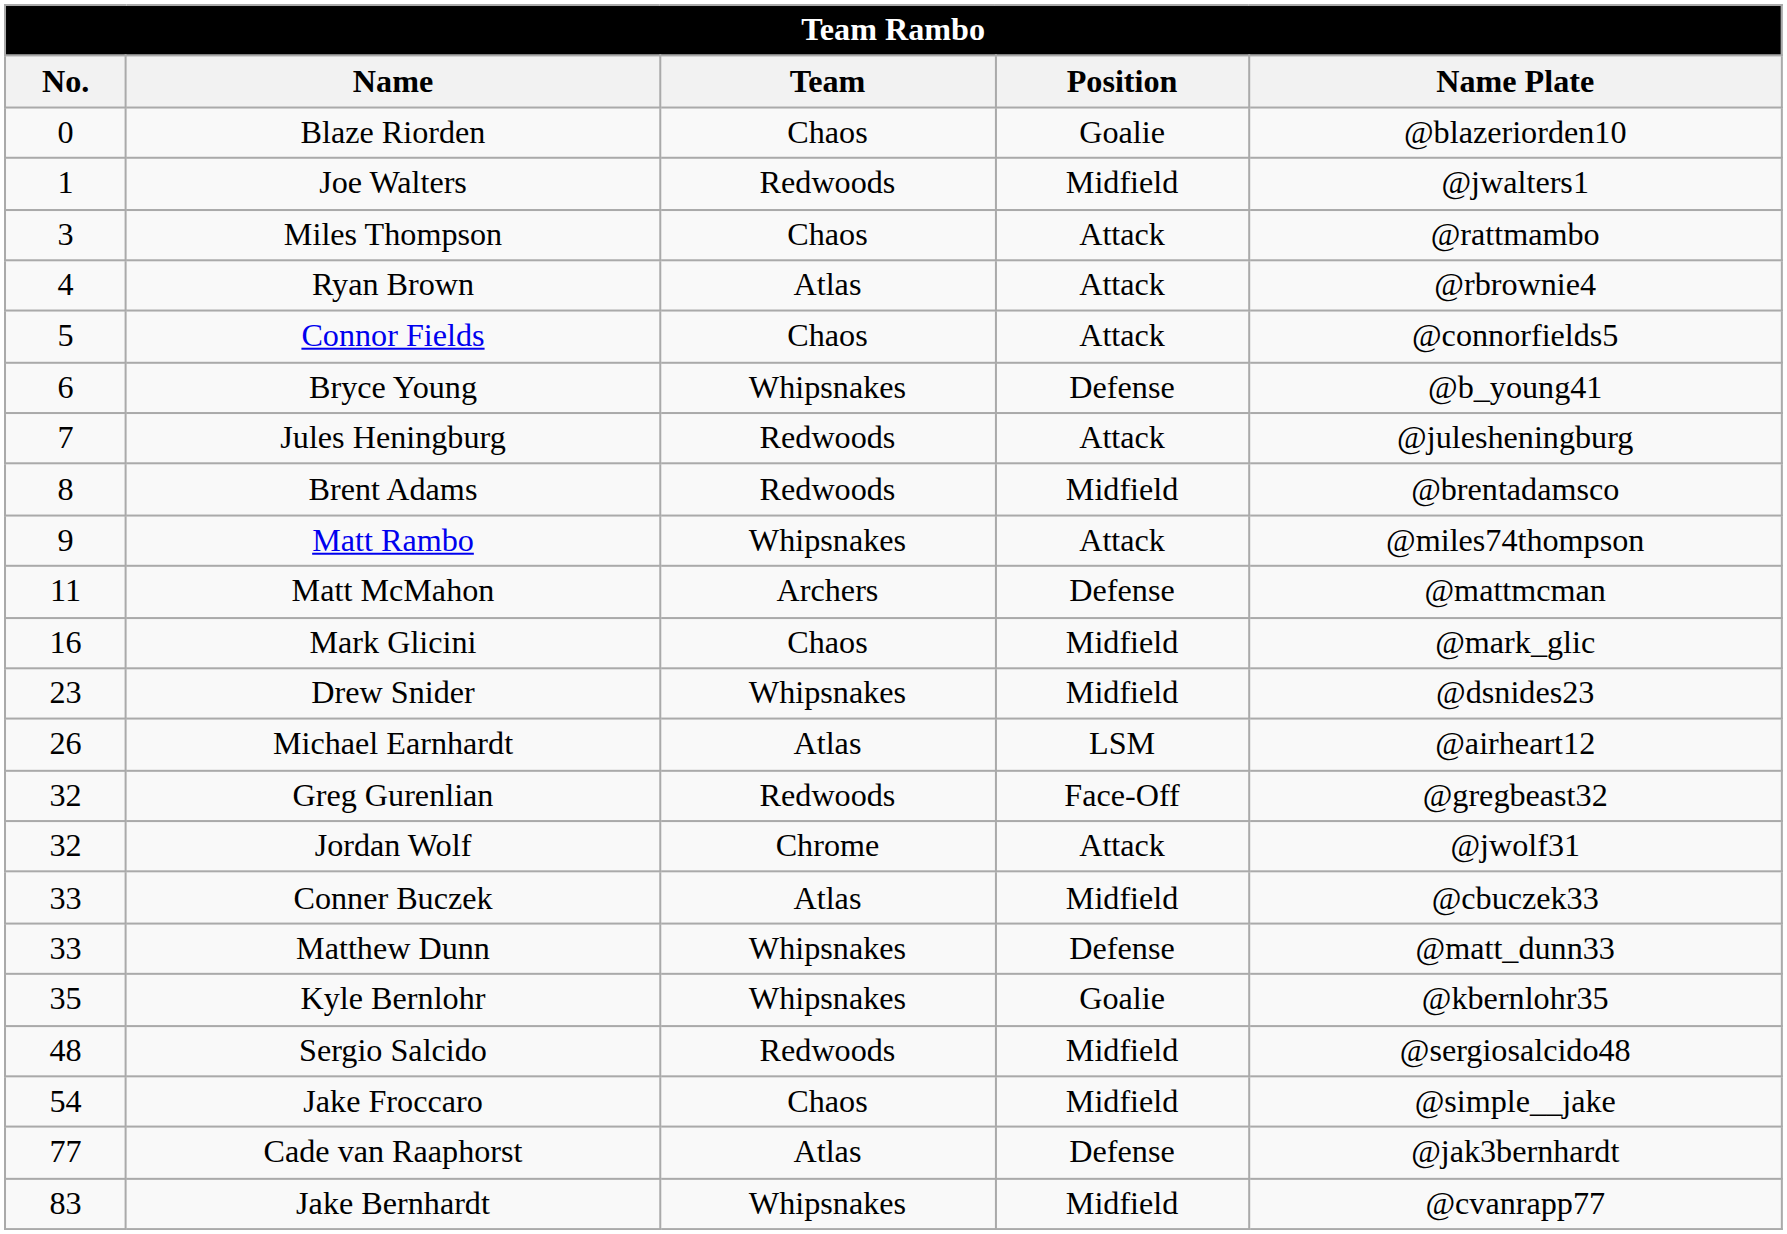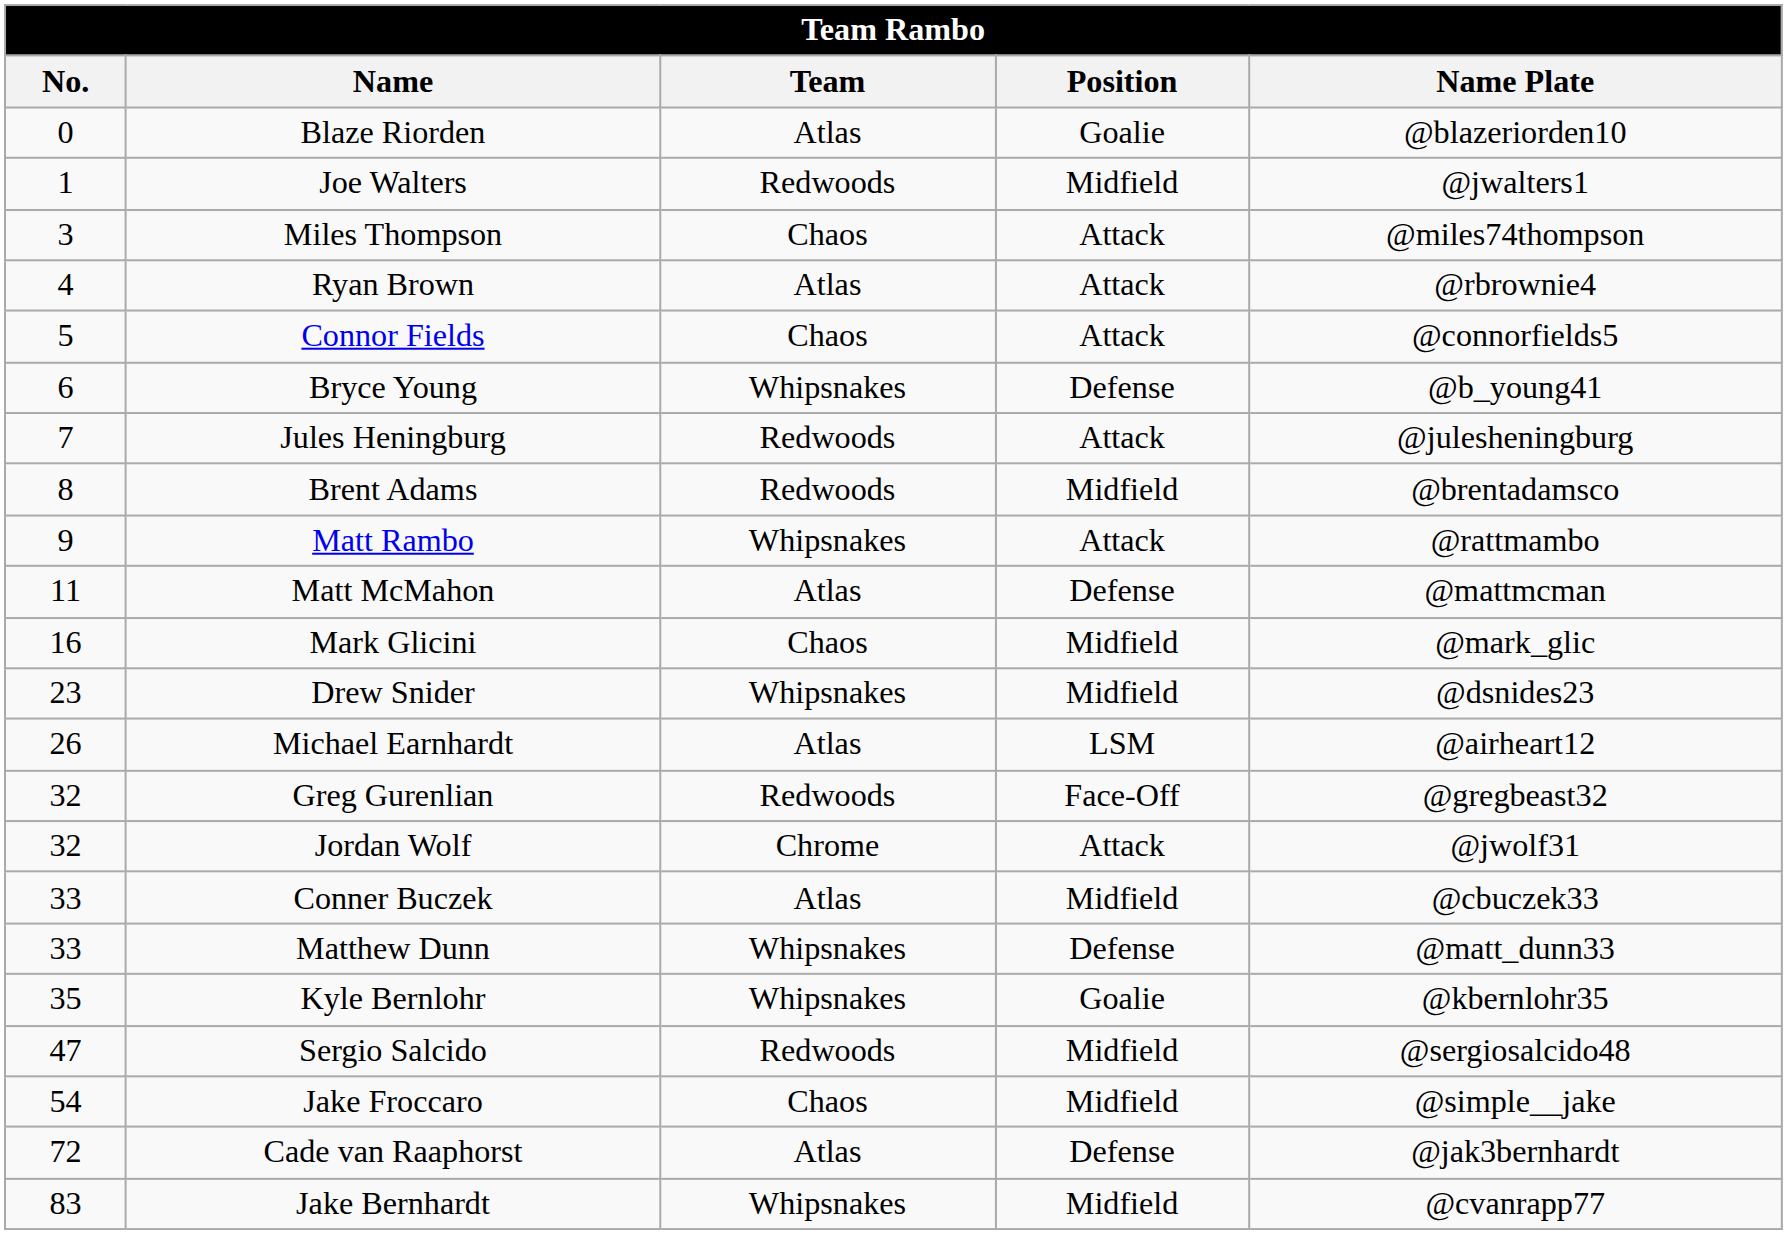(827, 132) Chaos -> (827, 132) Atlas
(1515, 234) @rattmambo -> (1515, 234) @miles74thompson
(1515, 540) @miles74thompson -> (1515, 540) @rattmambo
(827, 591) Archers -> (827, 591) Atlas
(66, 1050) 48 -> (66, 1050) 47
(66, 1152) 77 -> (66, 1152) 72
